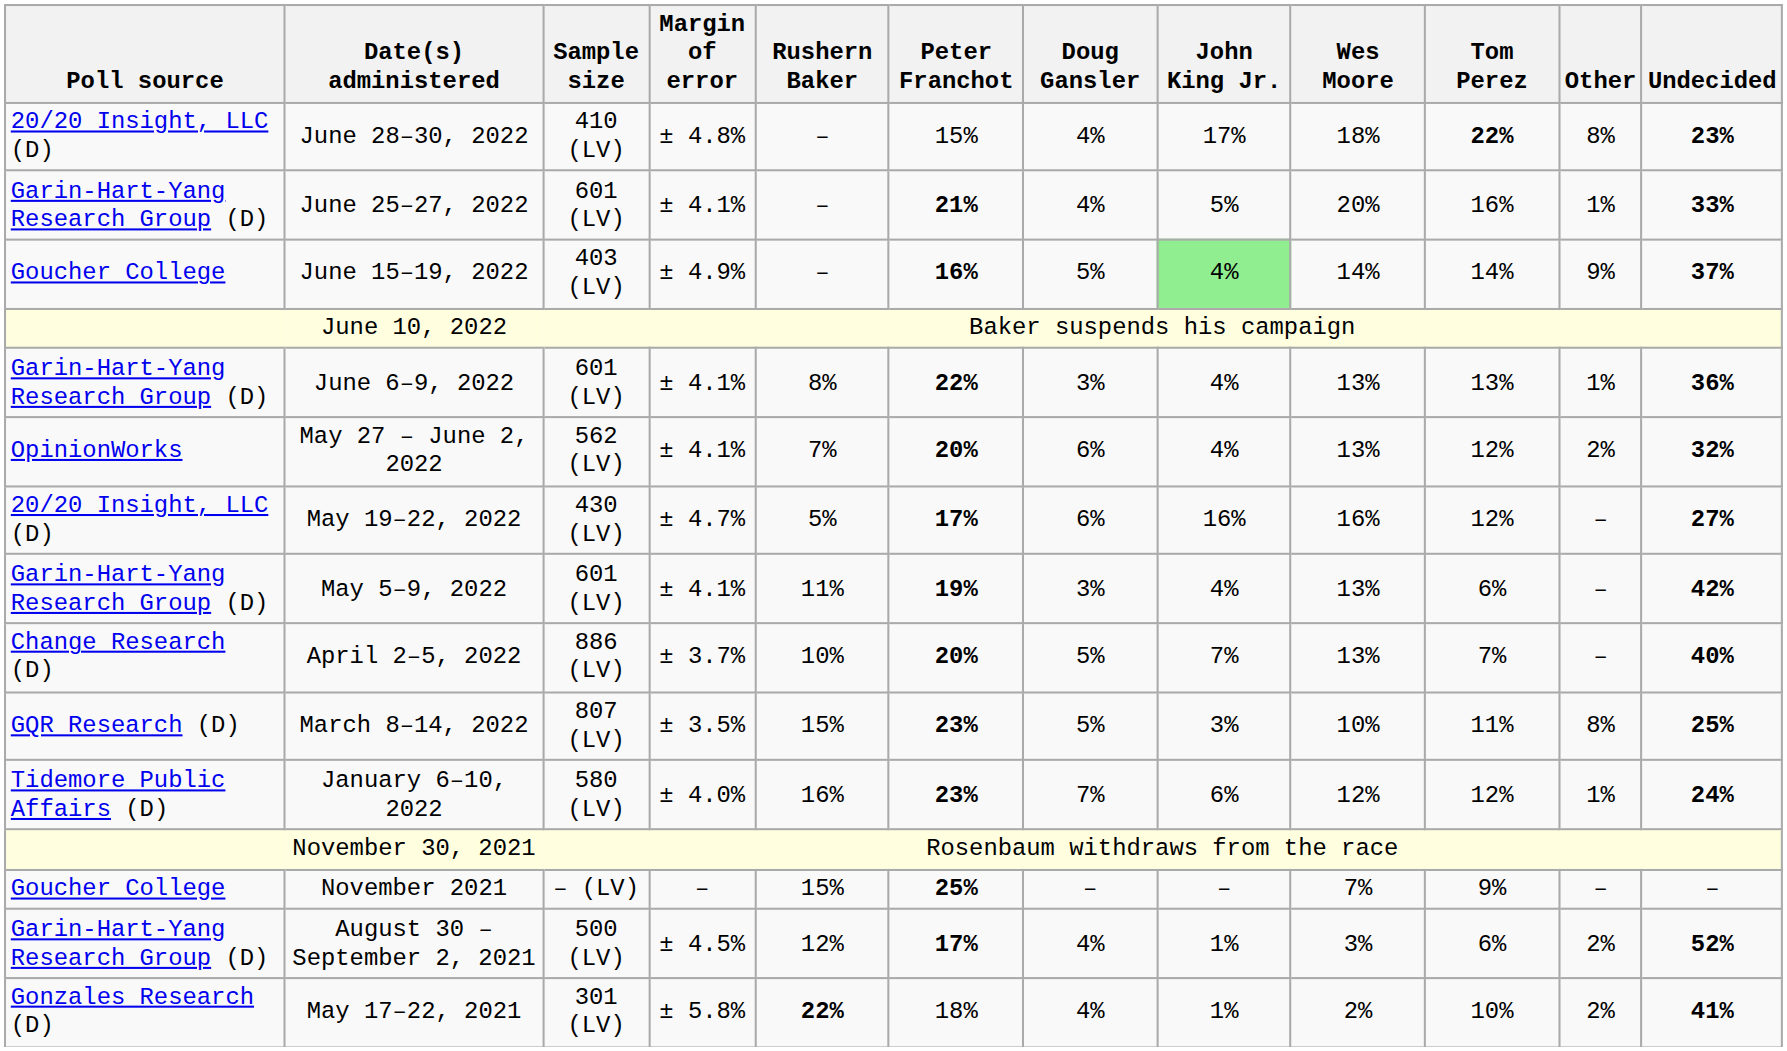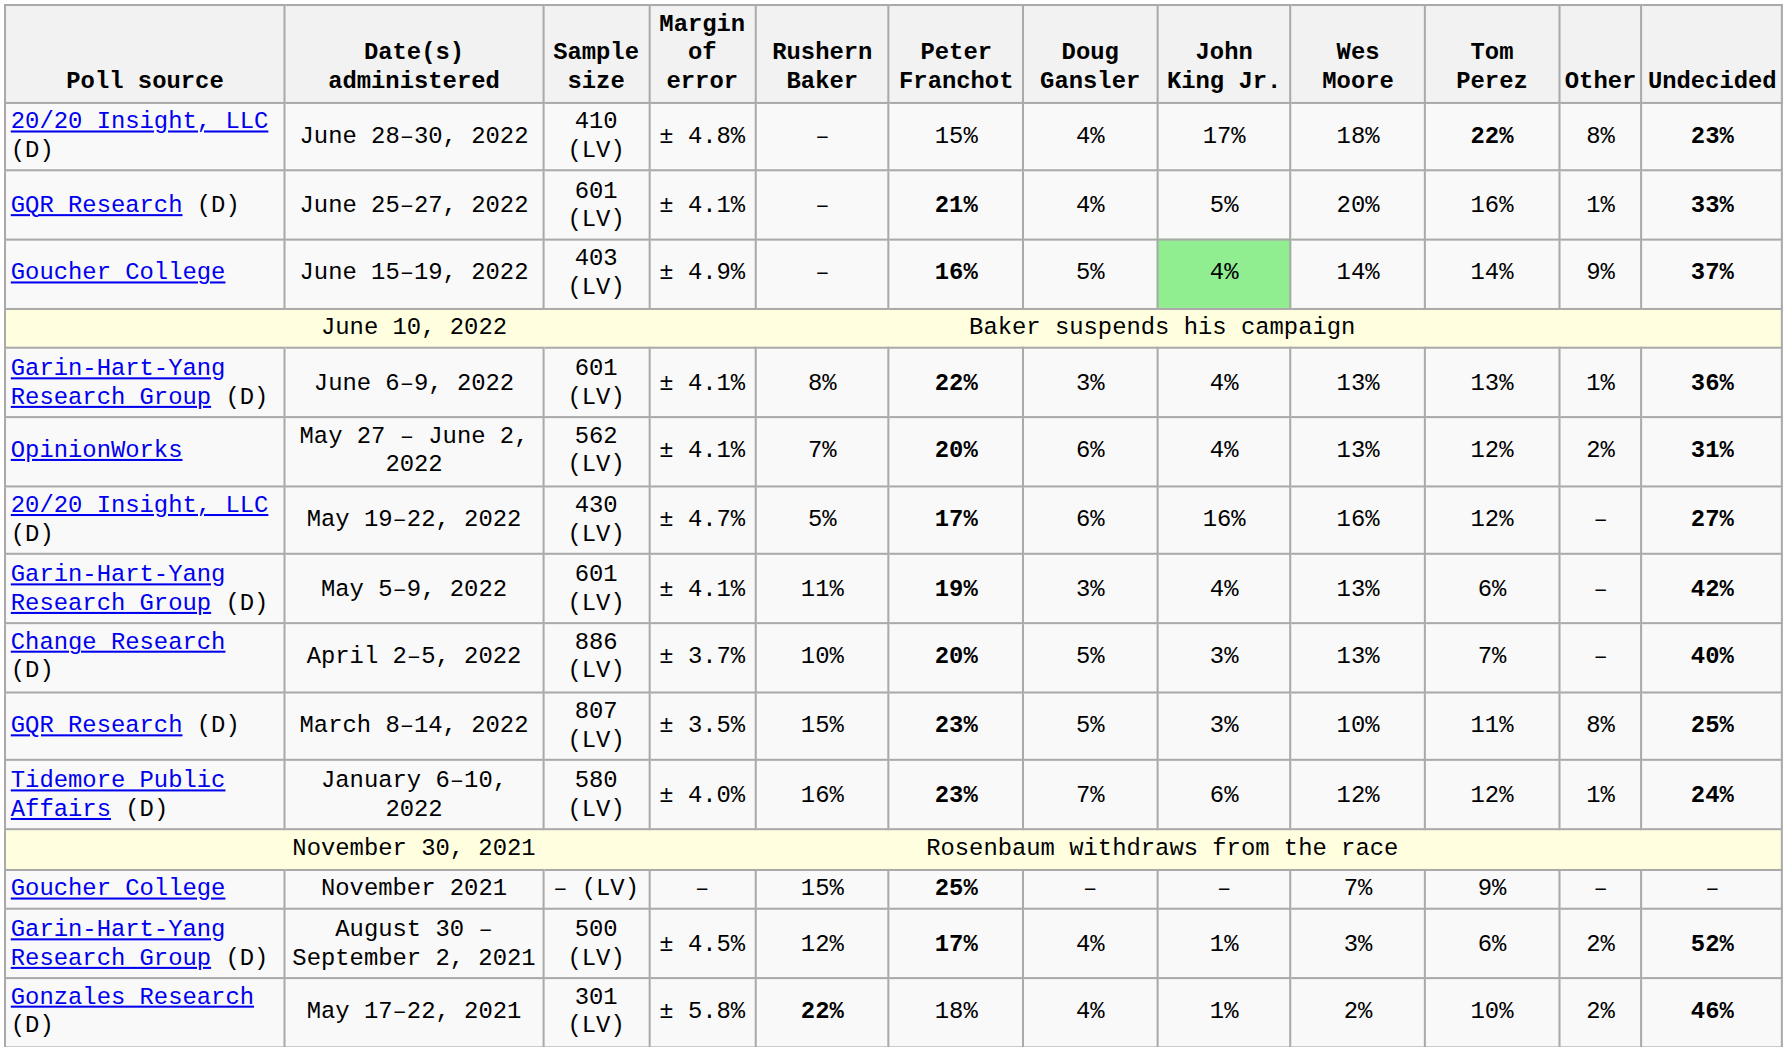(140, 205) Garin-Hart-Yang Research Group (D) -> (125, 205) GQR Research (D)
(1712, 451) 32% -> (1712, 451) 31%
(1224, 657) 7% -> (1224, 657) 3%
(1712, 1012) 41% -> (1712, 1012) 46%
